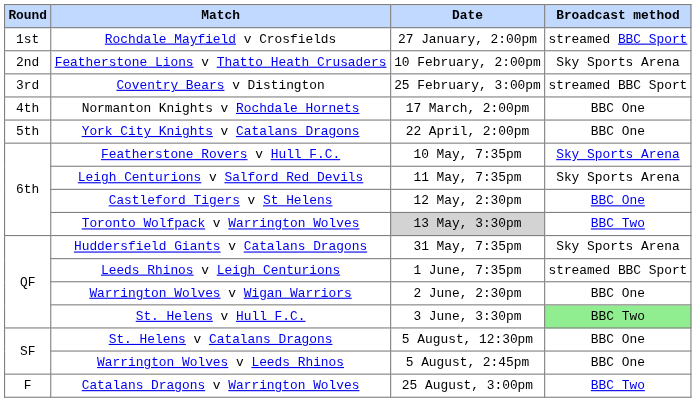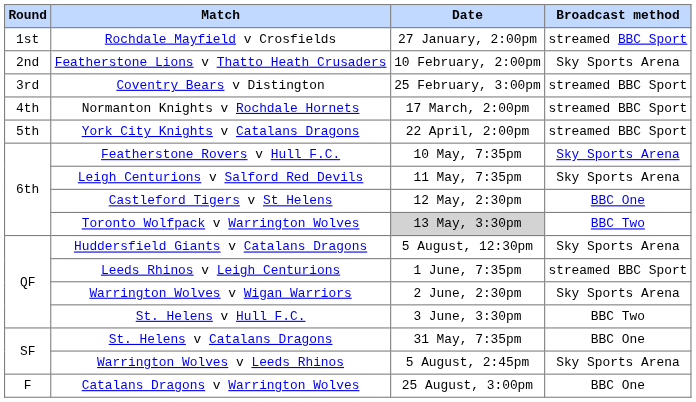(618, 109) BBC One -> (618, 109) streamed BBC Sport
(618, 132) BBC One -> (618, 132) streamed BBC Sport
(467, 247) 31 May, 7:35pm -> (467, 247) 5 August, 12:30pm
(618, 293) BBC One -> (618, 293) Sky Sports Arena
(618, 316) lightgreen background -> (618, 316) no background
(467, 340) 5 August, 12:30pm -> (467, 340) 31 May, 7:35pm
(618, 363) BBC One -> (618, 363) Sky Sports Arena
(618, 386) BBC Two -> (618, 386) BBC One
